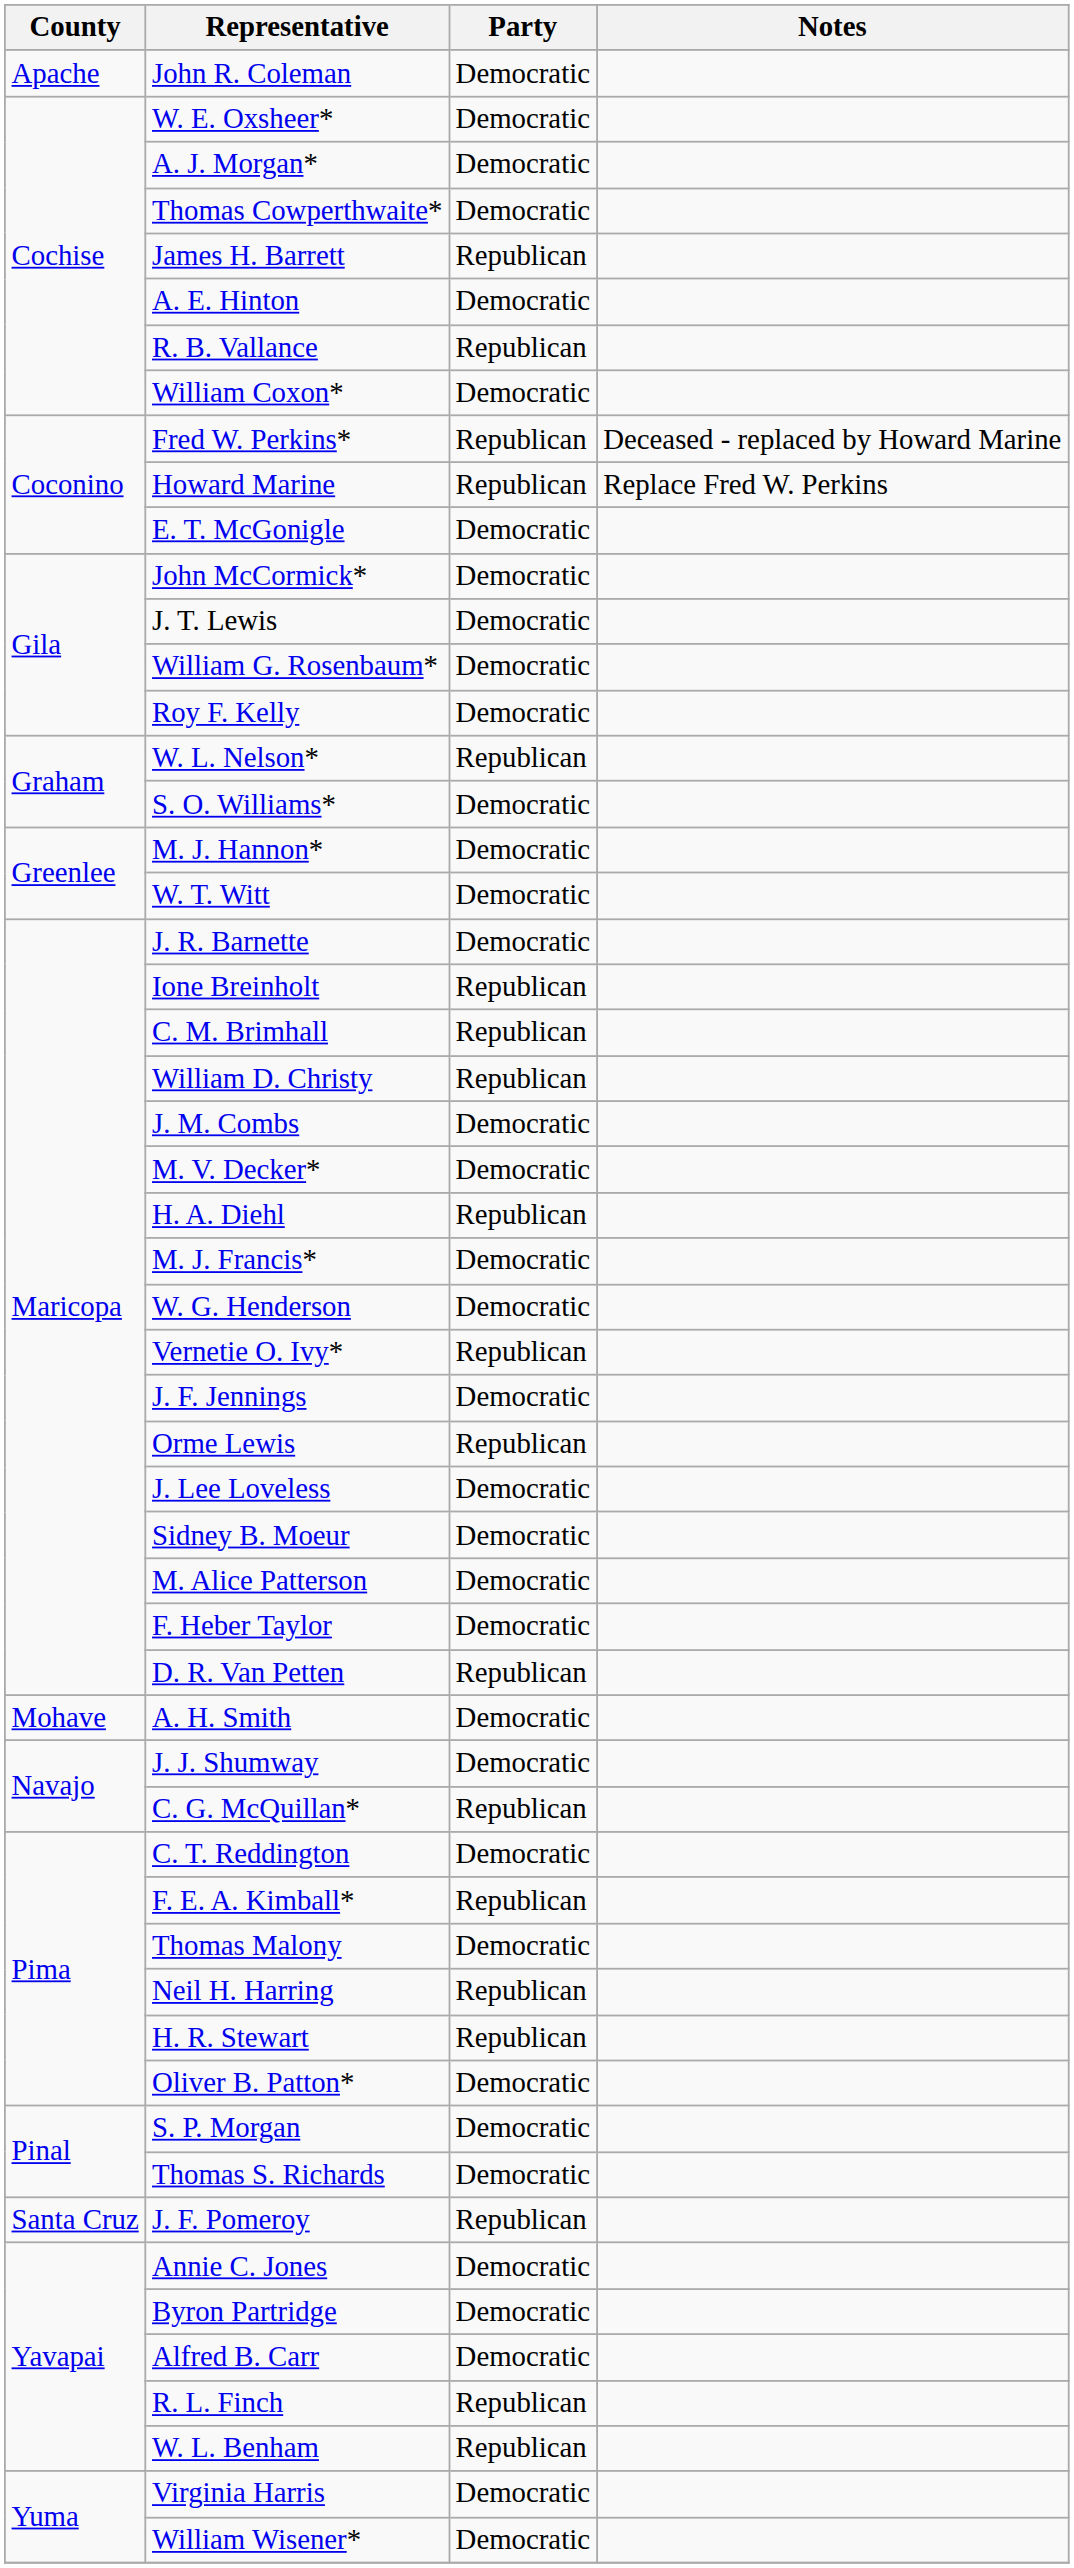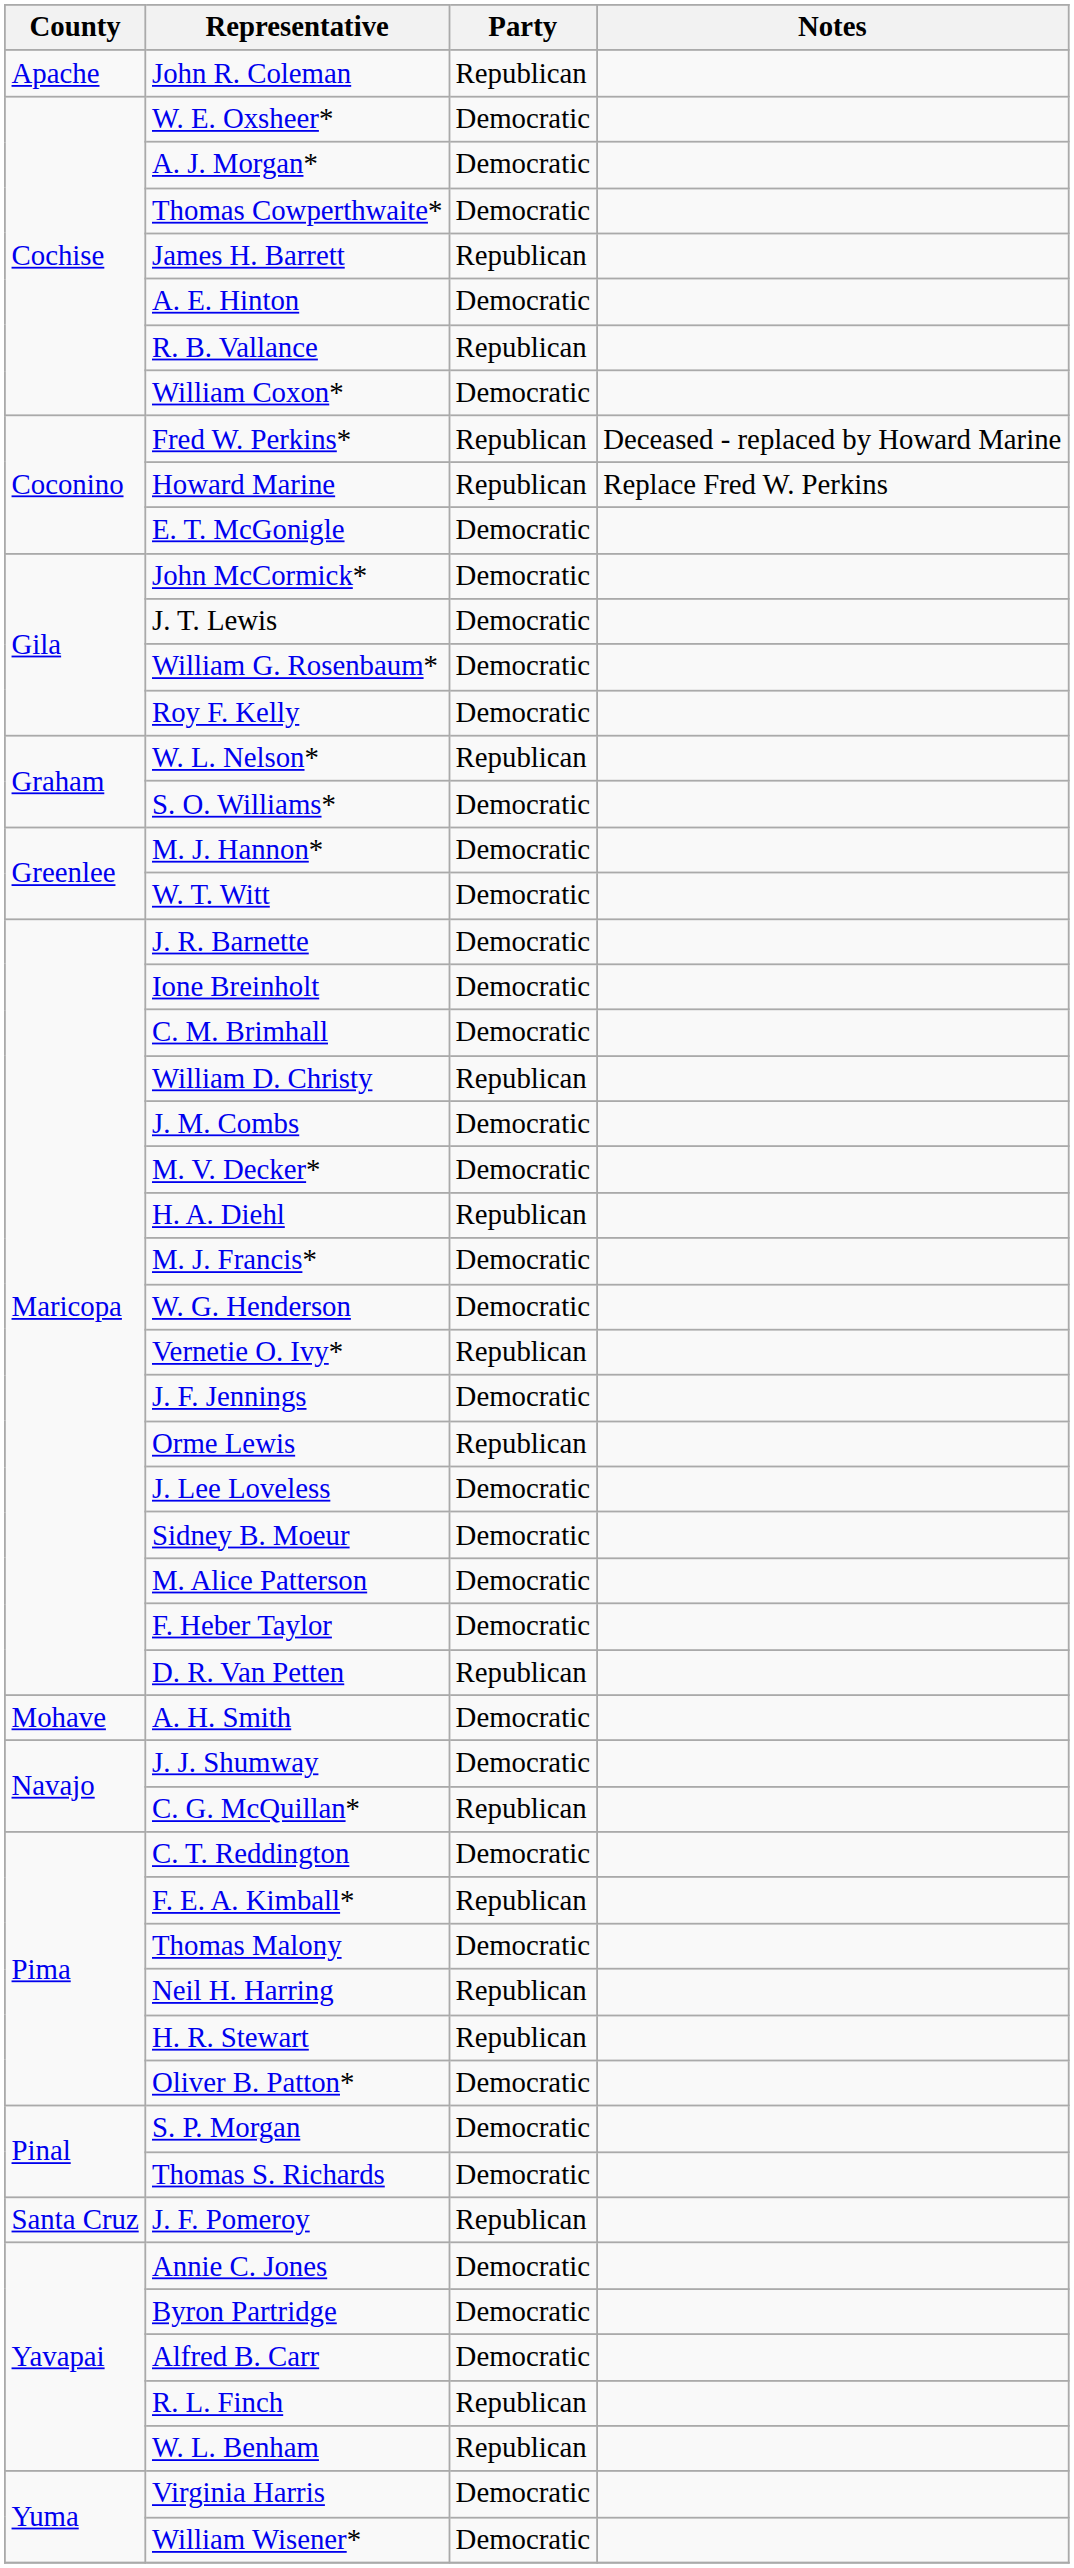(523, 73) Democratic -> (521, 73) Republican
(521, 986) Republican -> (523, 986) Democratic
(521, 1032) Republican -> (523, 1032) Democratic
